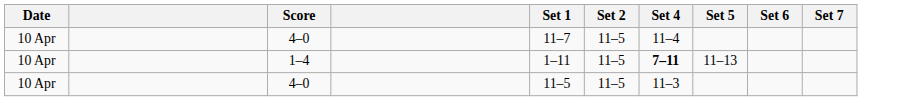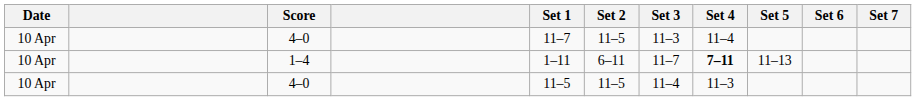+ column: (666, 16)
(611, 61) 11–5 -> (611, 61) 6–11
